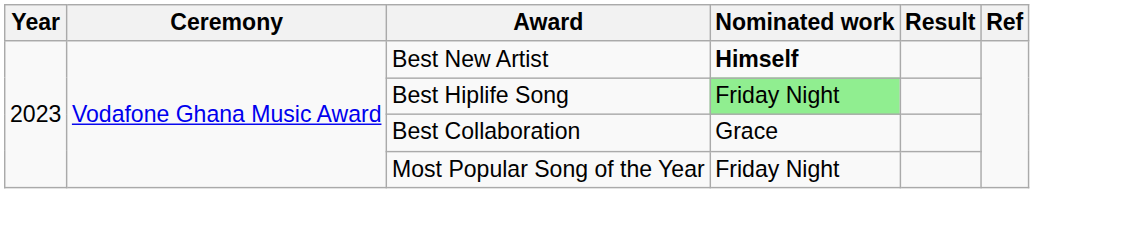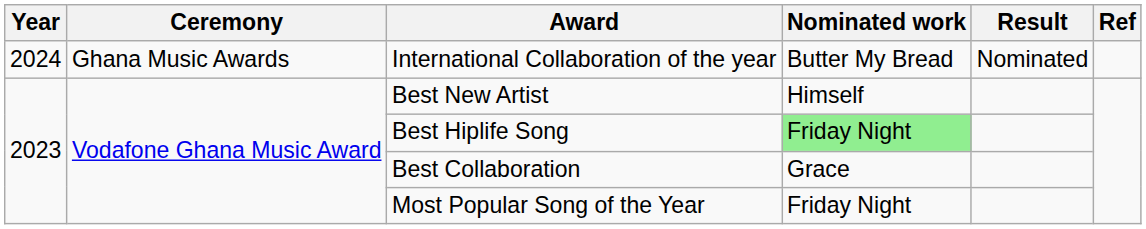+ row: (584, 59)
(757, 59) bold -> (825, 95) normal
